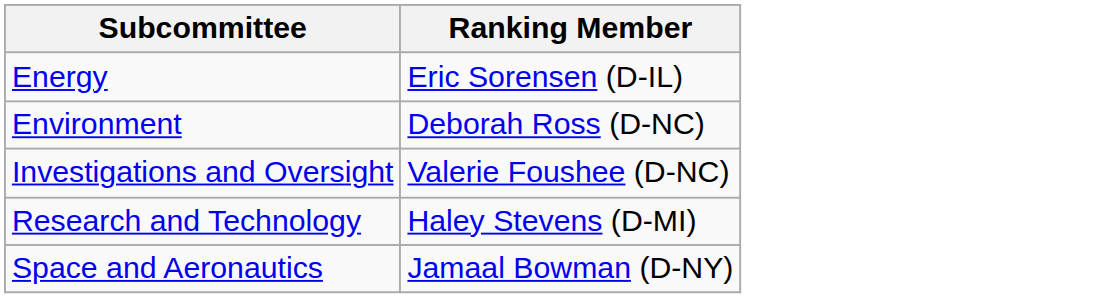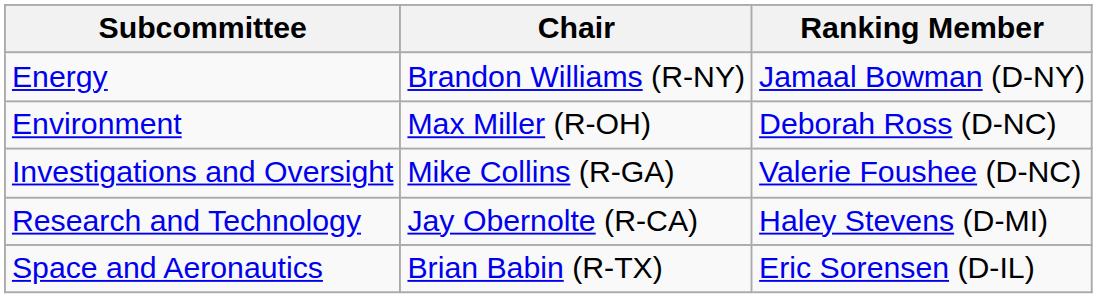+ column: (576, 28)
(545, 76) Eric Sorensen (D-IL) -> (922, 76) Jamaal Bowman (D-NY)
(570, 268) Jamaal Bowman (D-NY) -> (897, 268) Eric Sorensen (D-IL)
